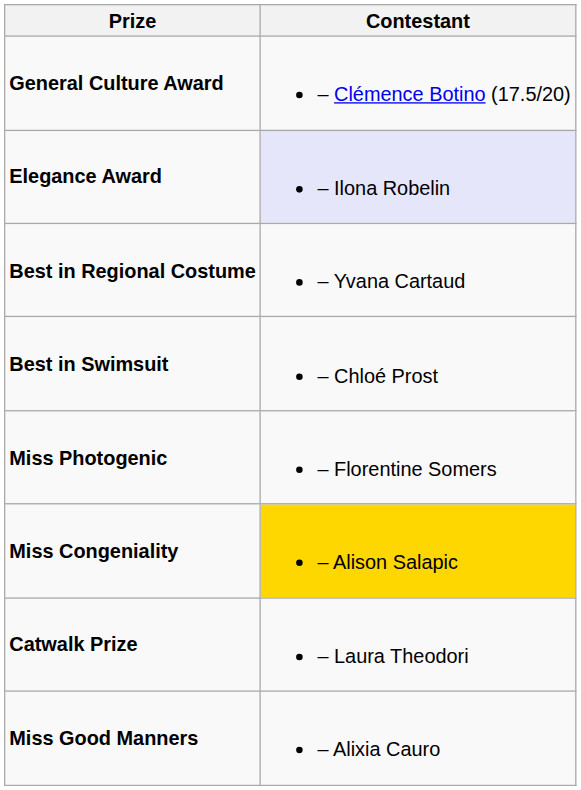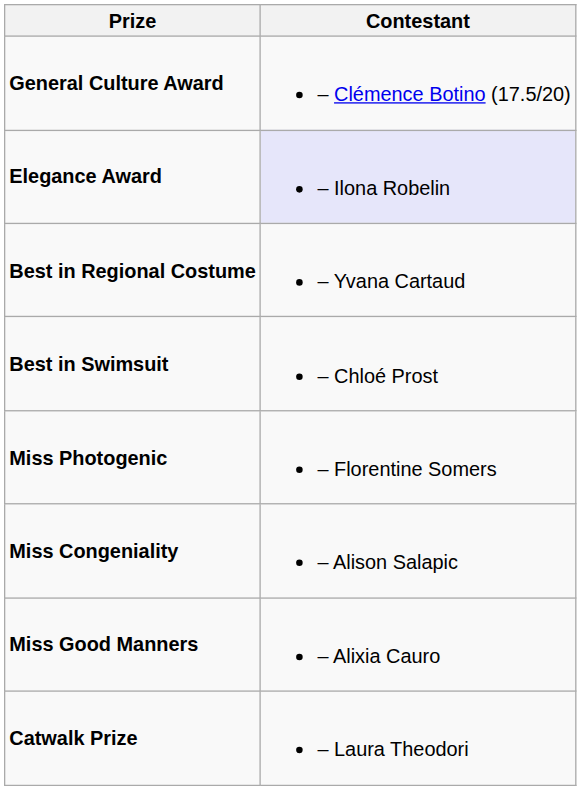(418, 562) gold background -> (418, 562) no background
rows swapped: (104, 738) <-> (73, 645)
